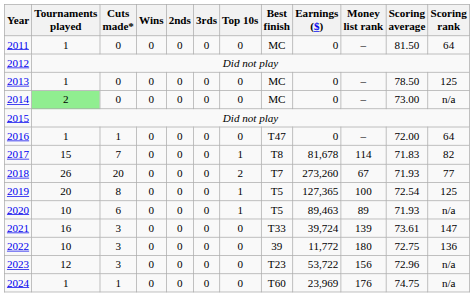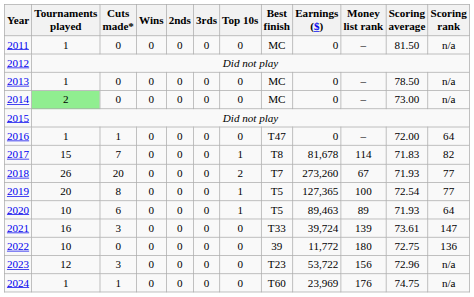(449, 45) 64 -> (449, 45) n/a
(449, 81) 125 -> (449, 81) n/a
(449, 191) 125 -> (449, 191) 77
(449, 209) n/a -> (449, 209) 64
(118, 246) 3 -> (118, 246) 0
